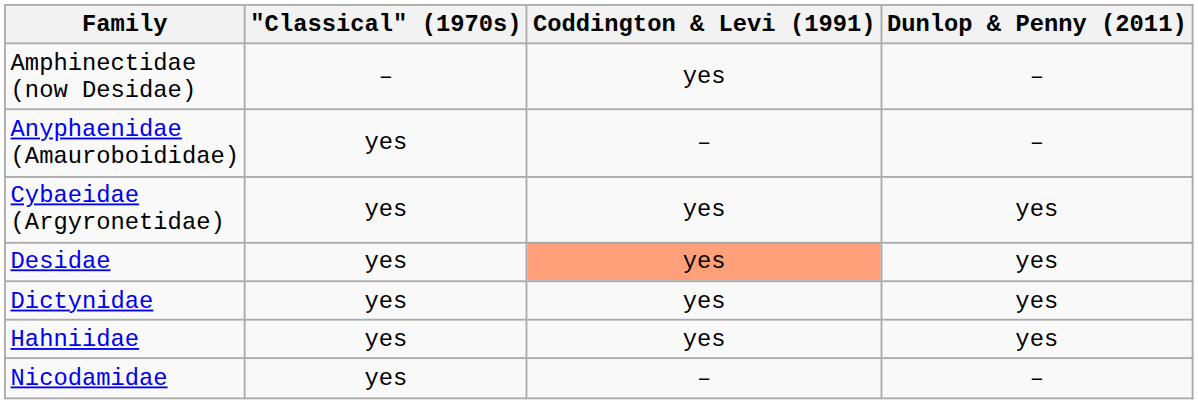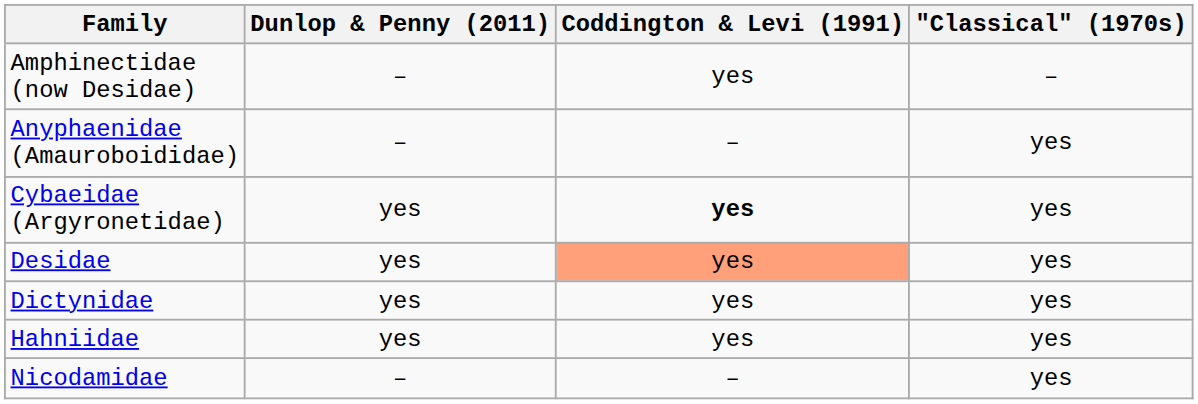columns swapped: (386, 24) <-> (1037, 24)
(704, 209) normal -> (733, 209) bold
